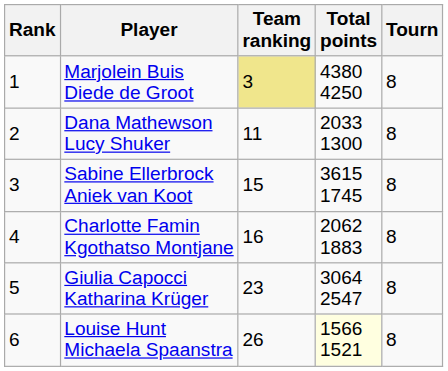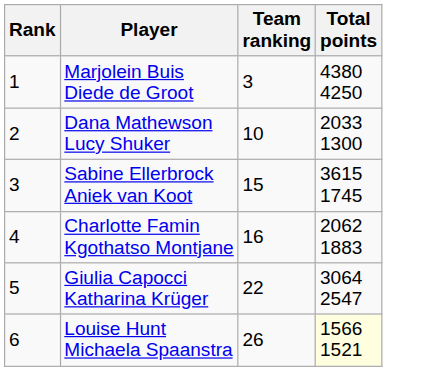- column: (412, 30)
(248, 81) khaki background -> (248, 81) no background
(252, 133) 11 -> (253, 133) 10
(253, 288) 23 -> (253, 288) 22
